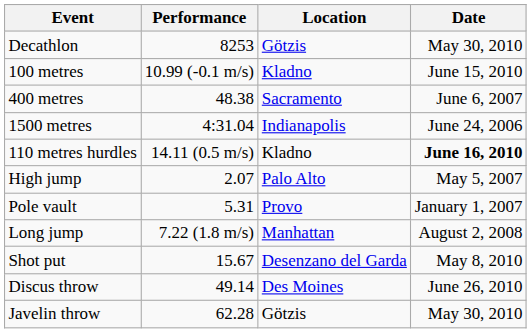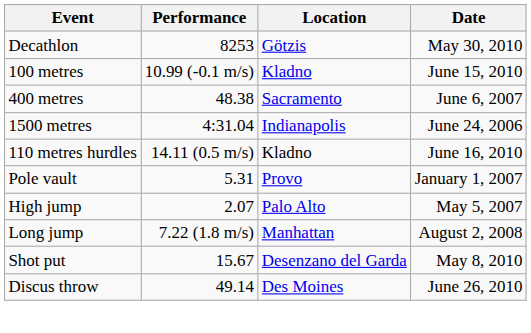(473, 152) bold -> (475, 152) normal
rows swapped: (45, 179) <-> (43, 206)
- row: (54, 313)
